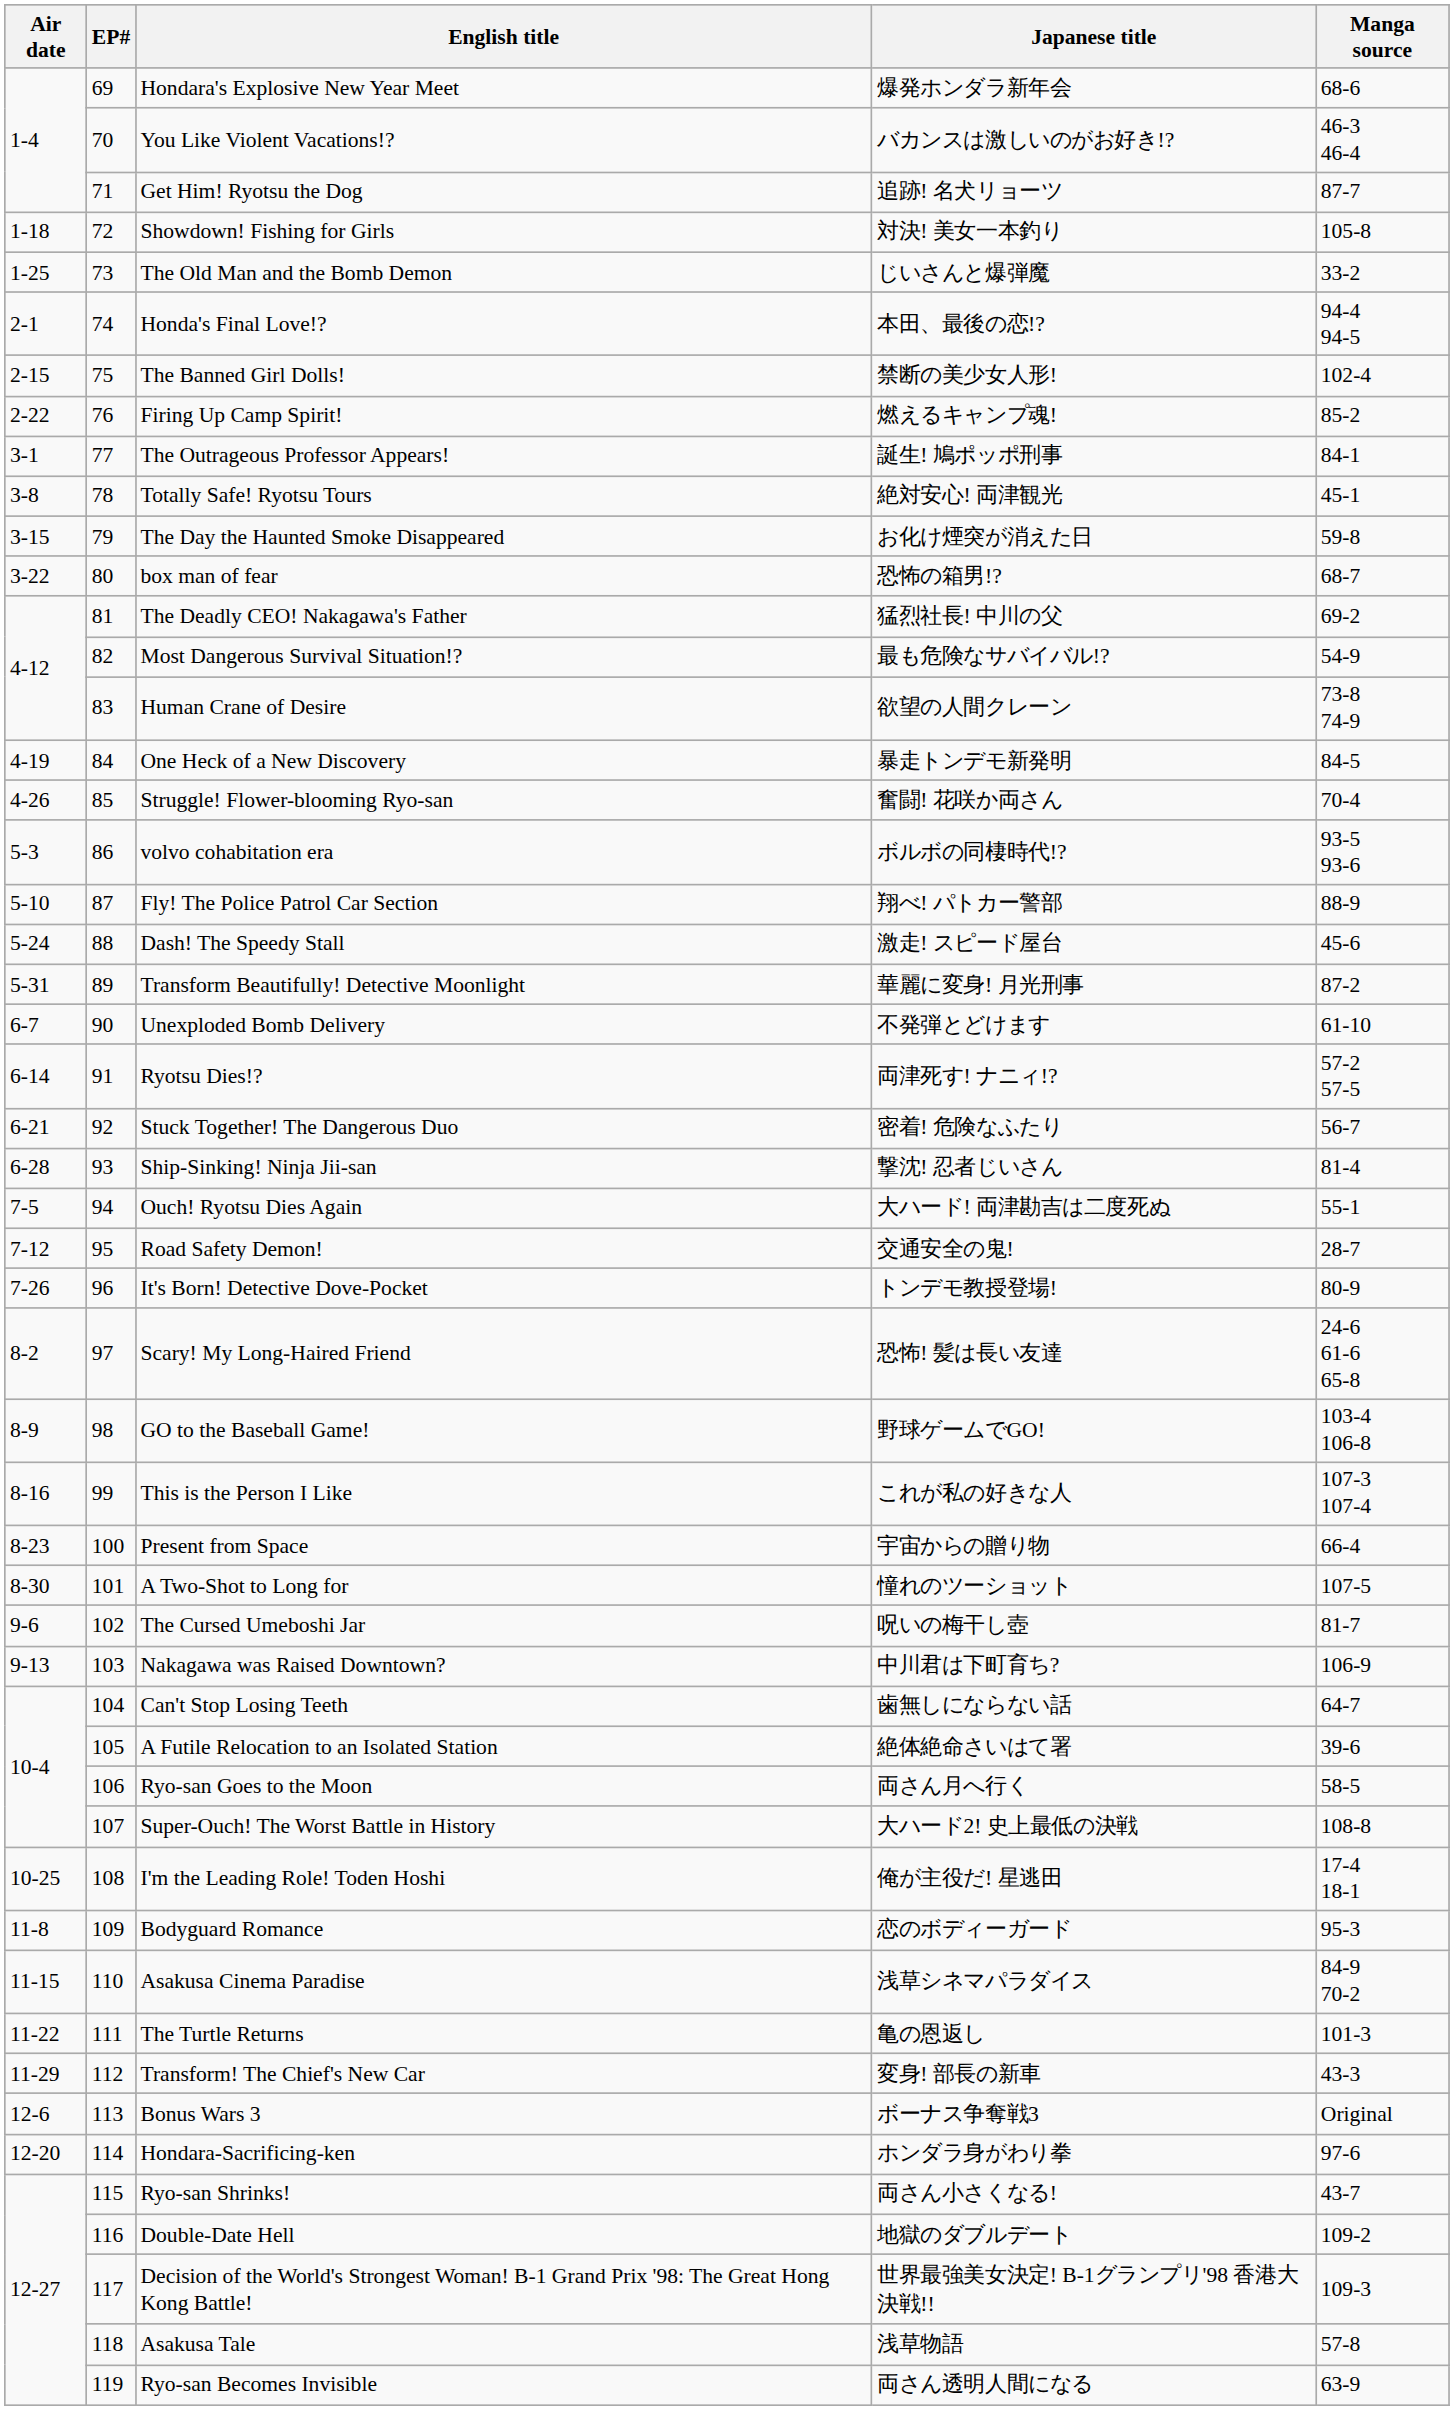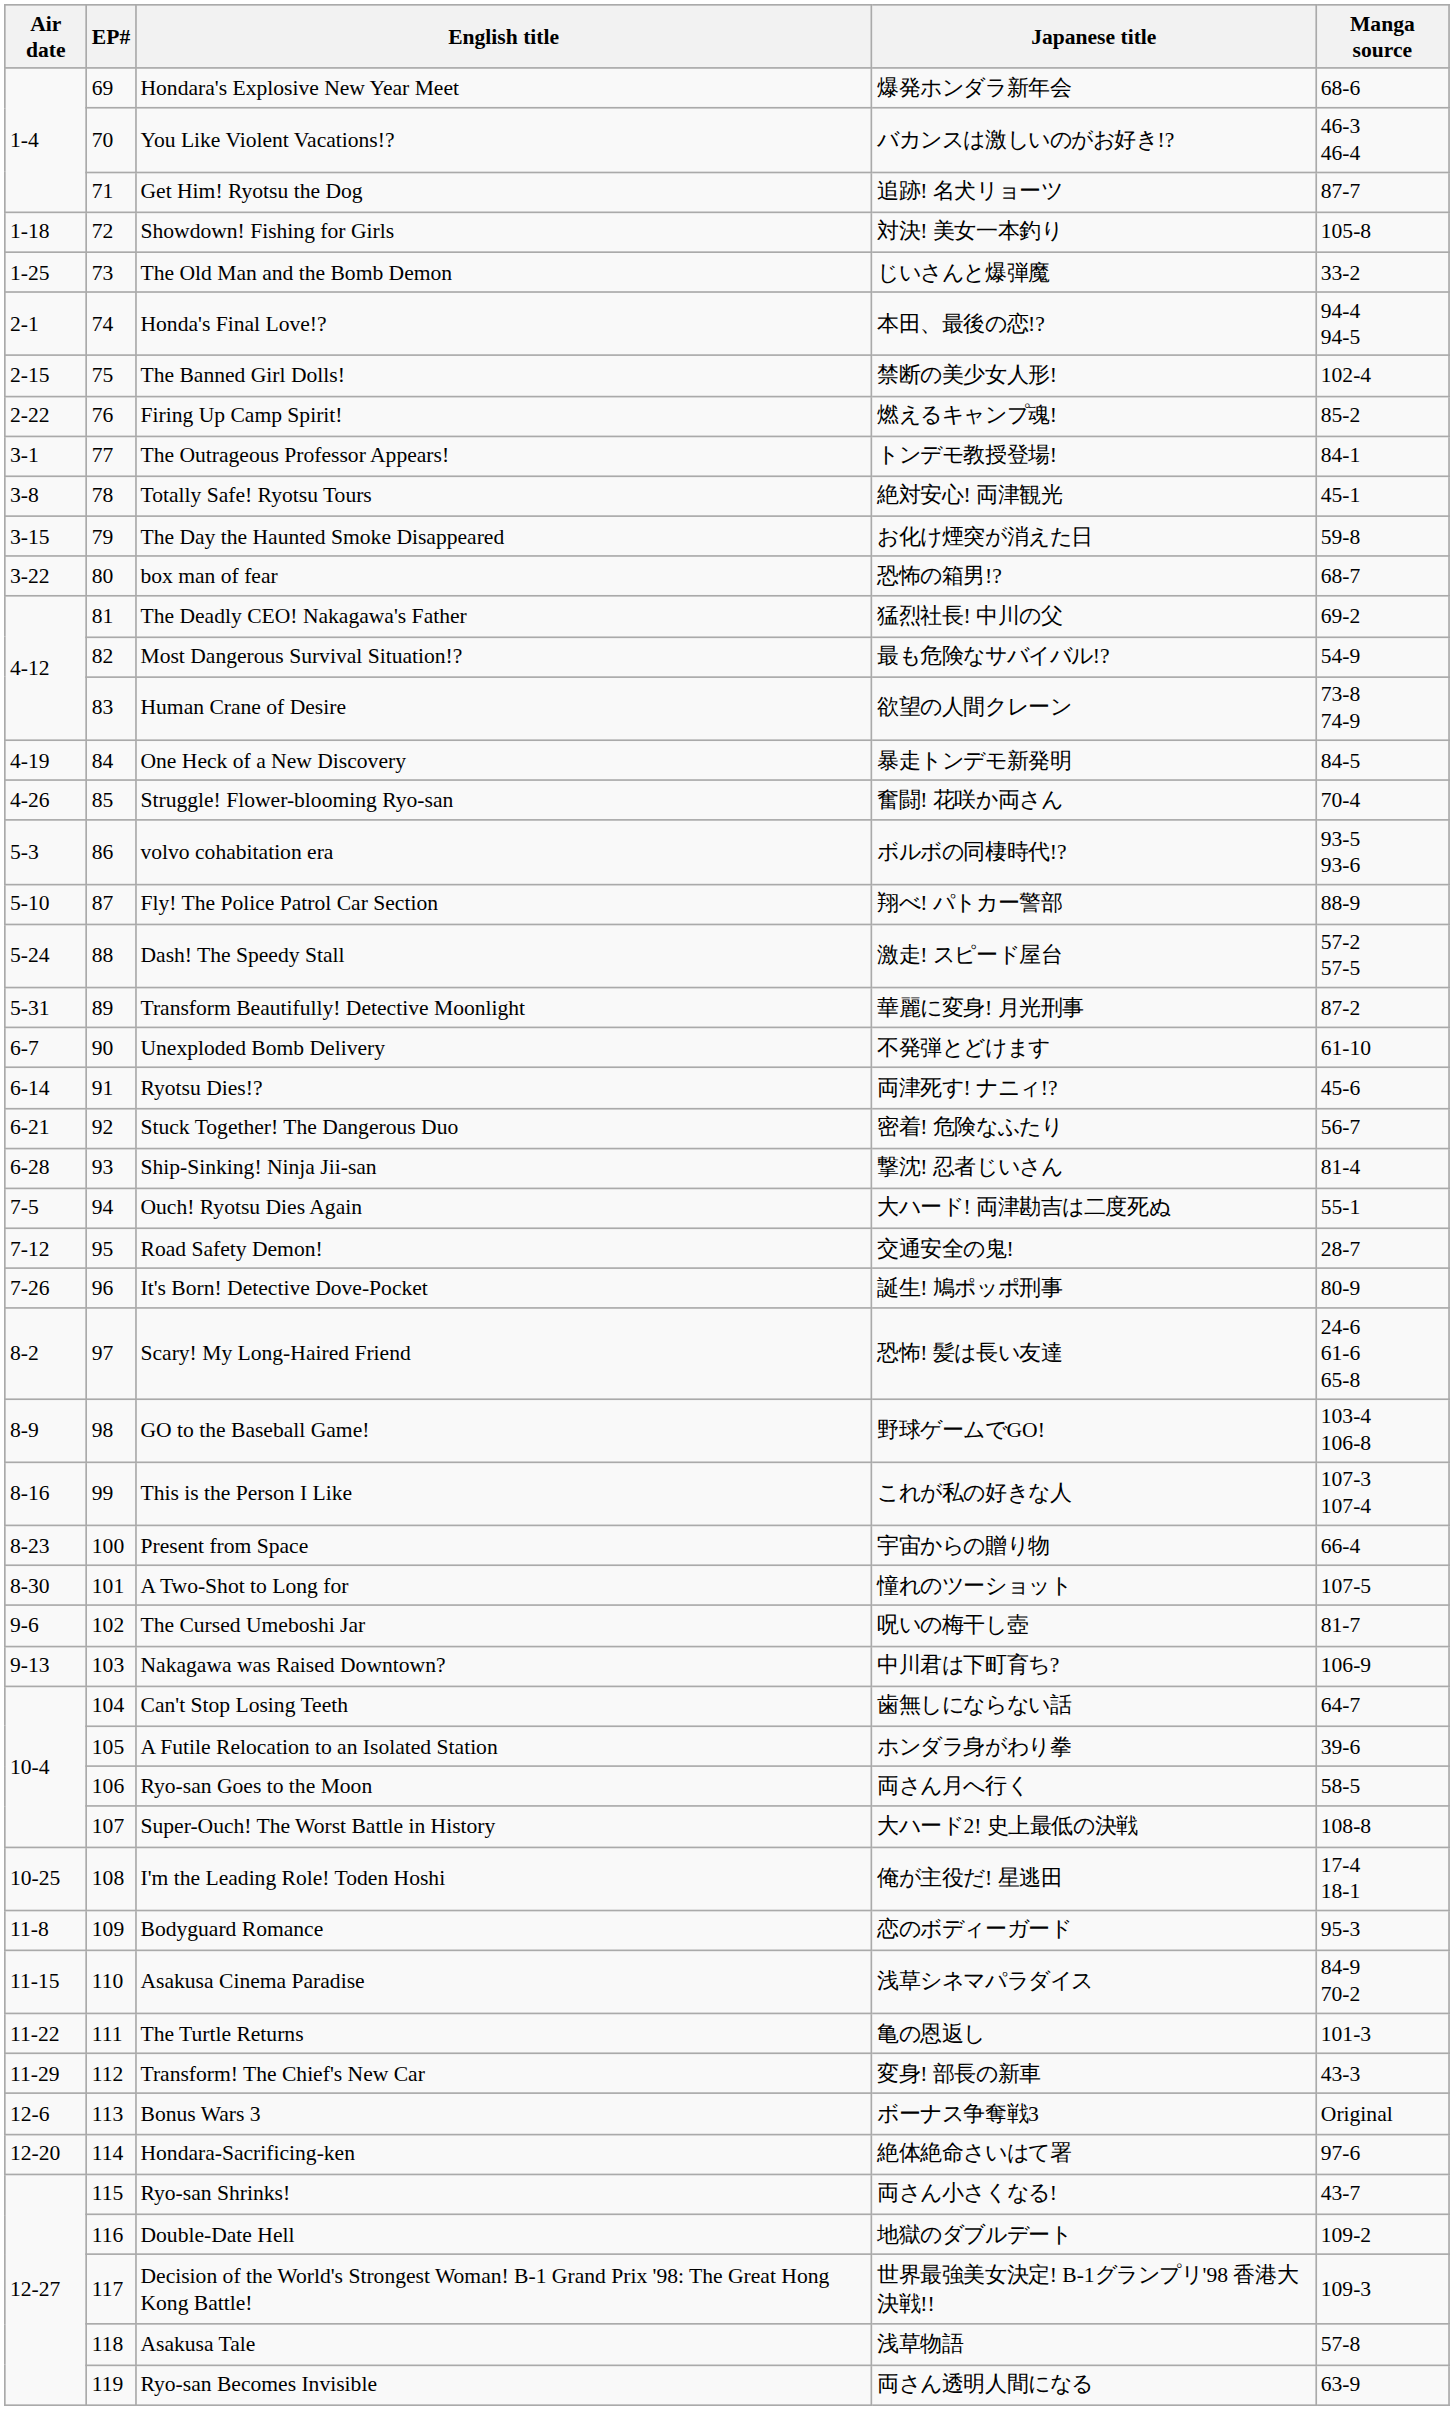(970, 455) 誕生! 鳩ポッポ刑事 -> (967, 455) トンデモ教授登場!
(1341, 943) 45-6 -> (1341, 955) 57-2 57-5
(1341, 1075) 57-2 57-5 -> (1341, 1087) 45-6
(967, 1288) トンデモ教授登場! -> (970, 1288) 誕生! 鳩ポッポ刑事
(974, 1745) 絶体絶命さいはて署 -> (974, 1745) ホンダラ身がわり拳
(974, 2153) ホンダラ身がわり拳 -> (974, 2153) 絶体絶命さいはて署
